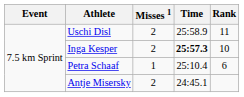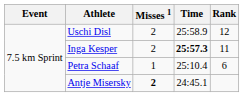(224, 32) 11 -> (224, 32) 12
(224, 49) 10 -> (224, 49) 11
(153, 83) normal -> (153, 83) bold
